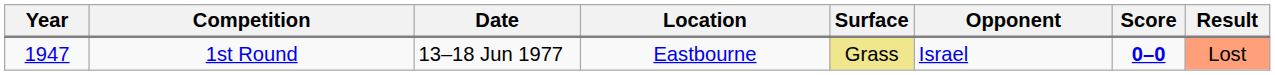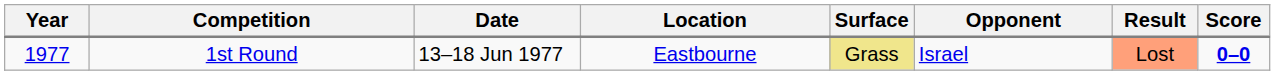columns swapped: (1149, 20) <-> (1227, 20)
(47, 53) 1947 -> (47, 53) 1977
